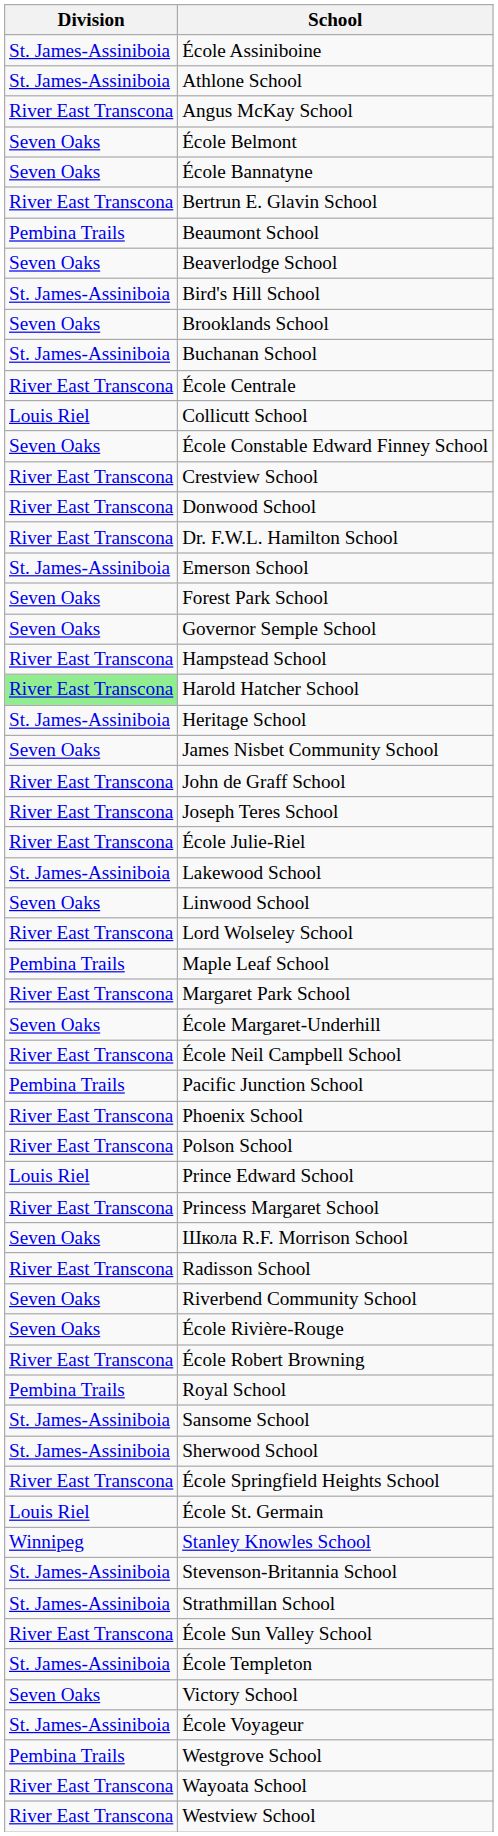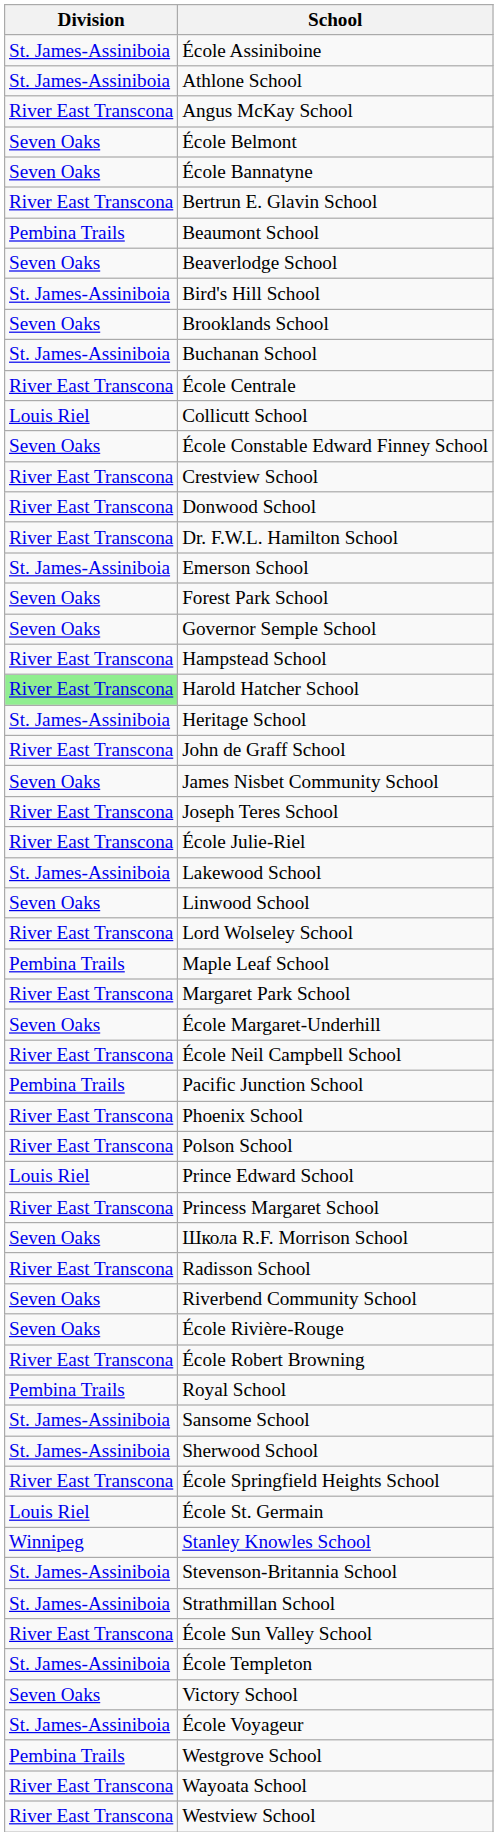rows swapped: (310, 750) <-> (264, 780)
